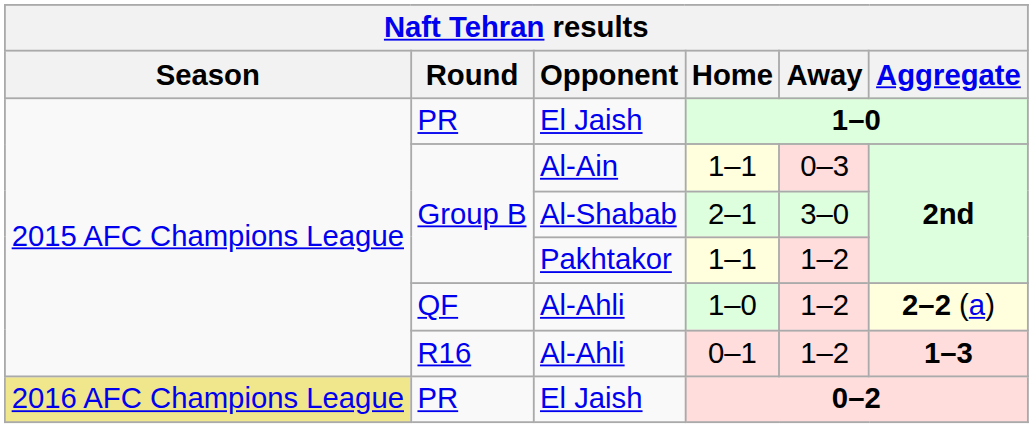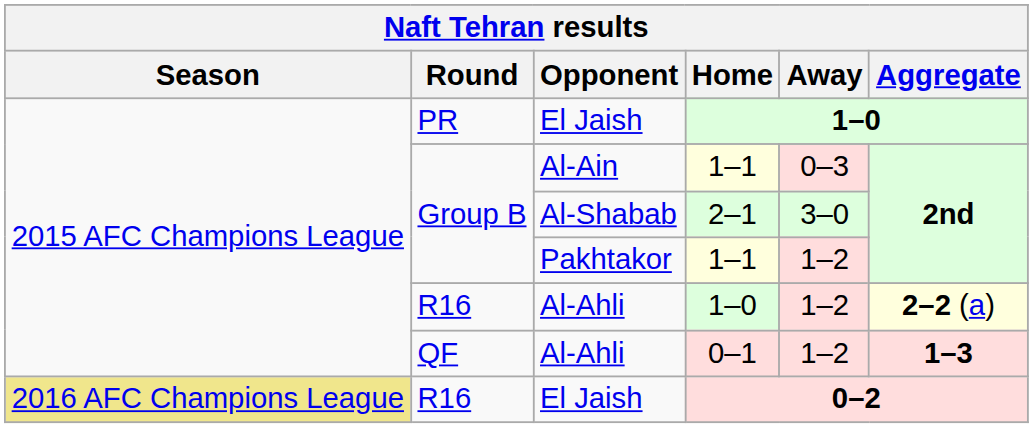(438, 306) QF -> (444, 306) R16
(444, 352) R16 -> (438, 352) QF
(438, 399) PR -> (444, 399) R16
